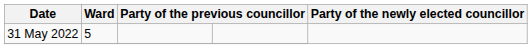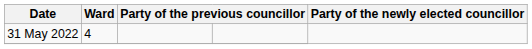(88, 33) 5 -> (88, 33) 4
